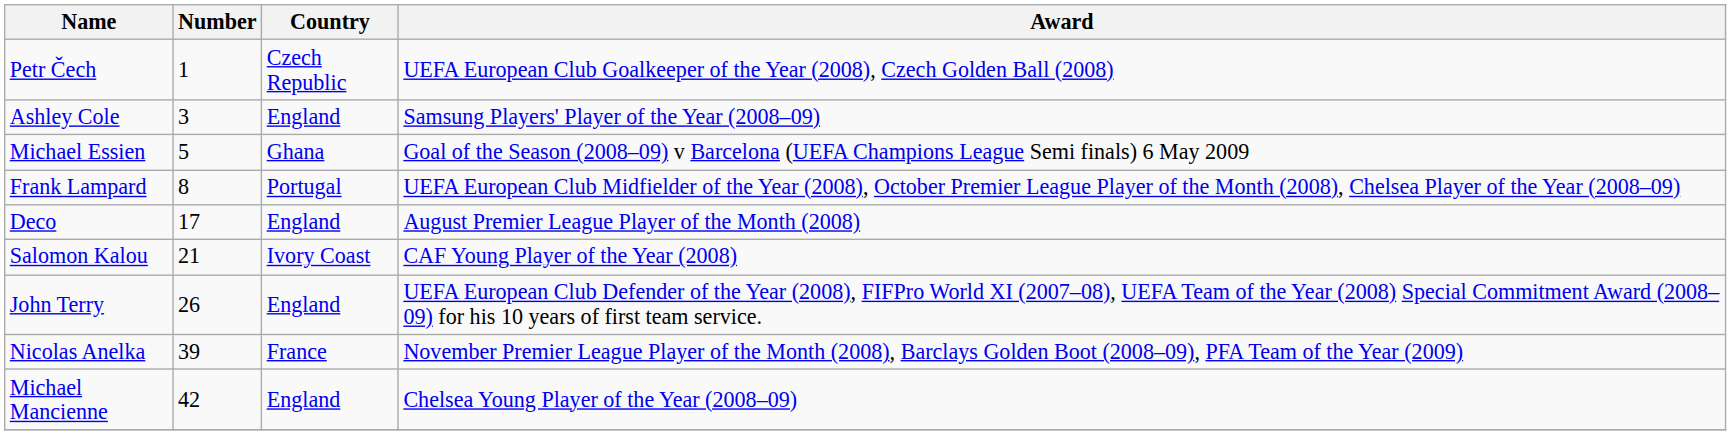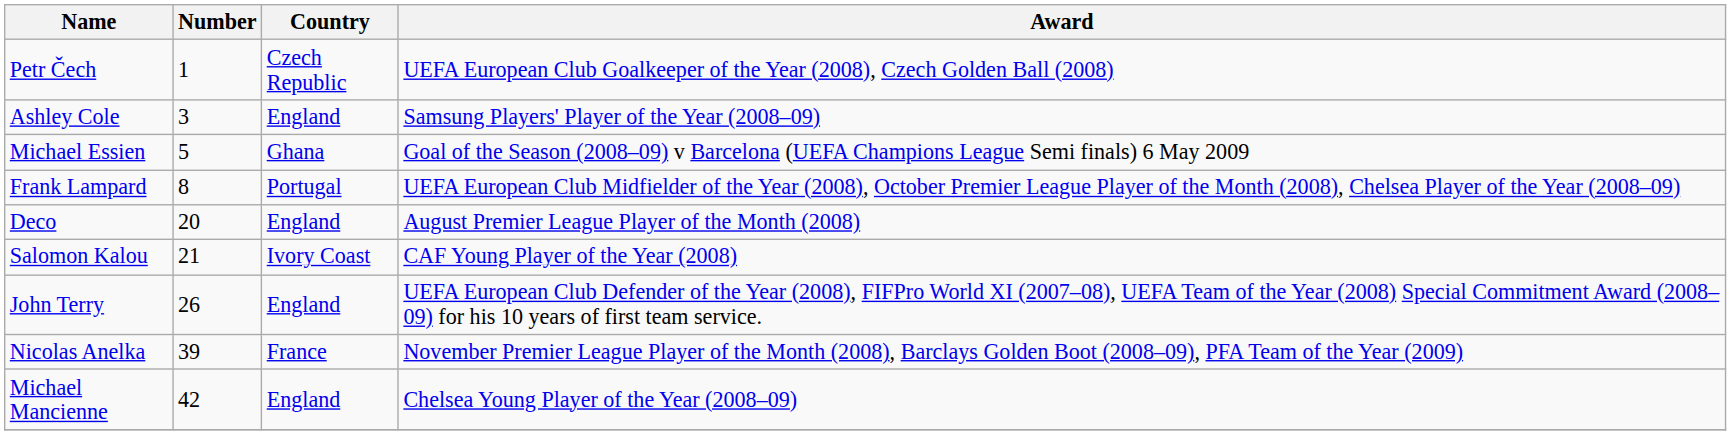(189, 221) 17 -> (189, 221) 20
